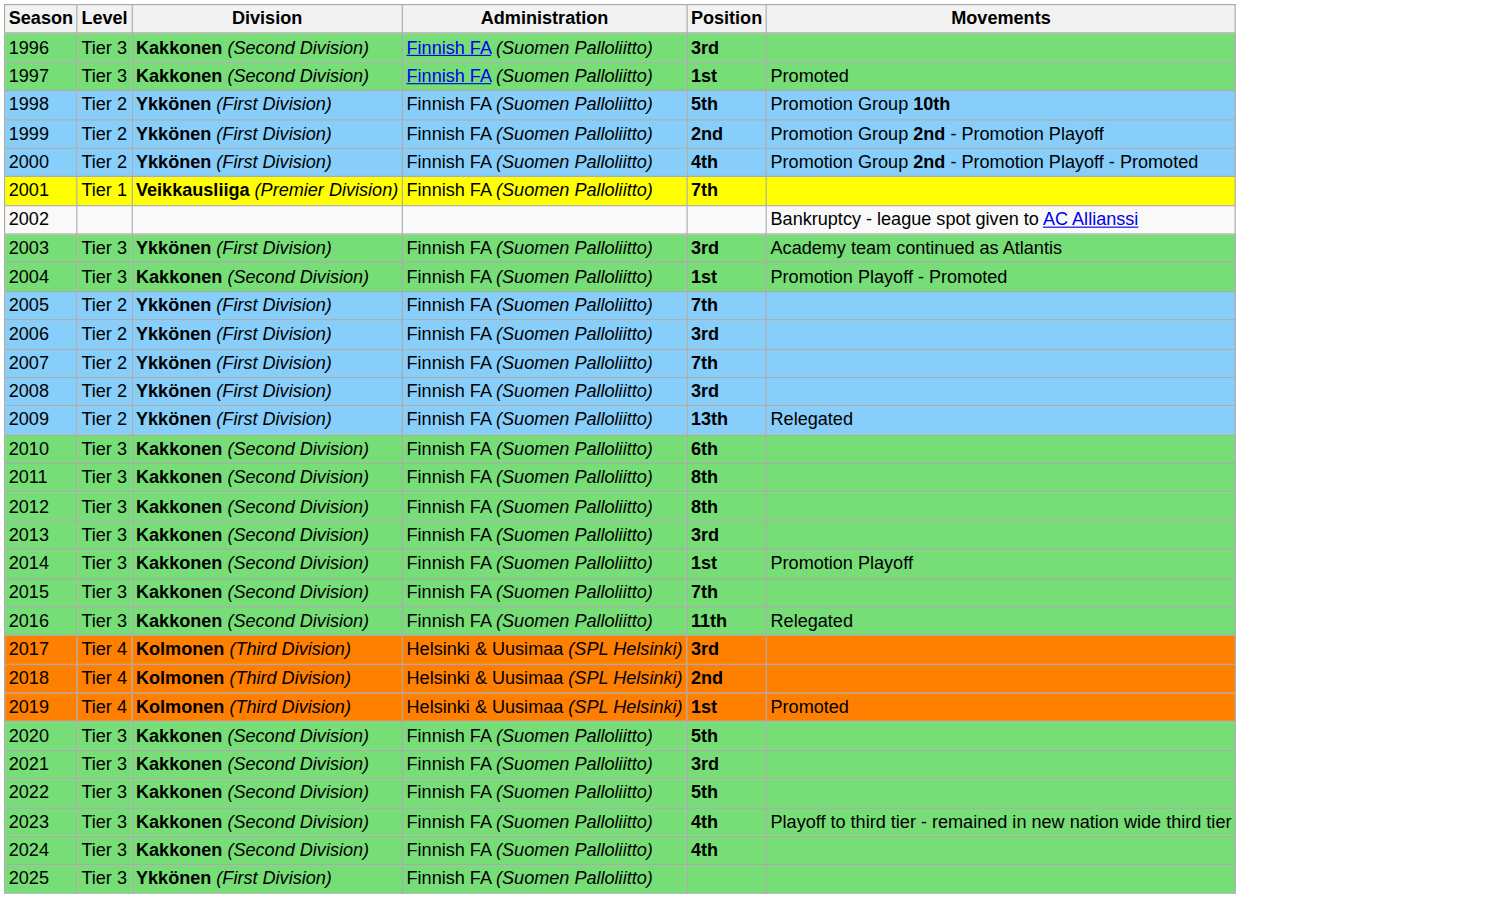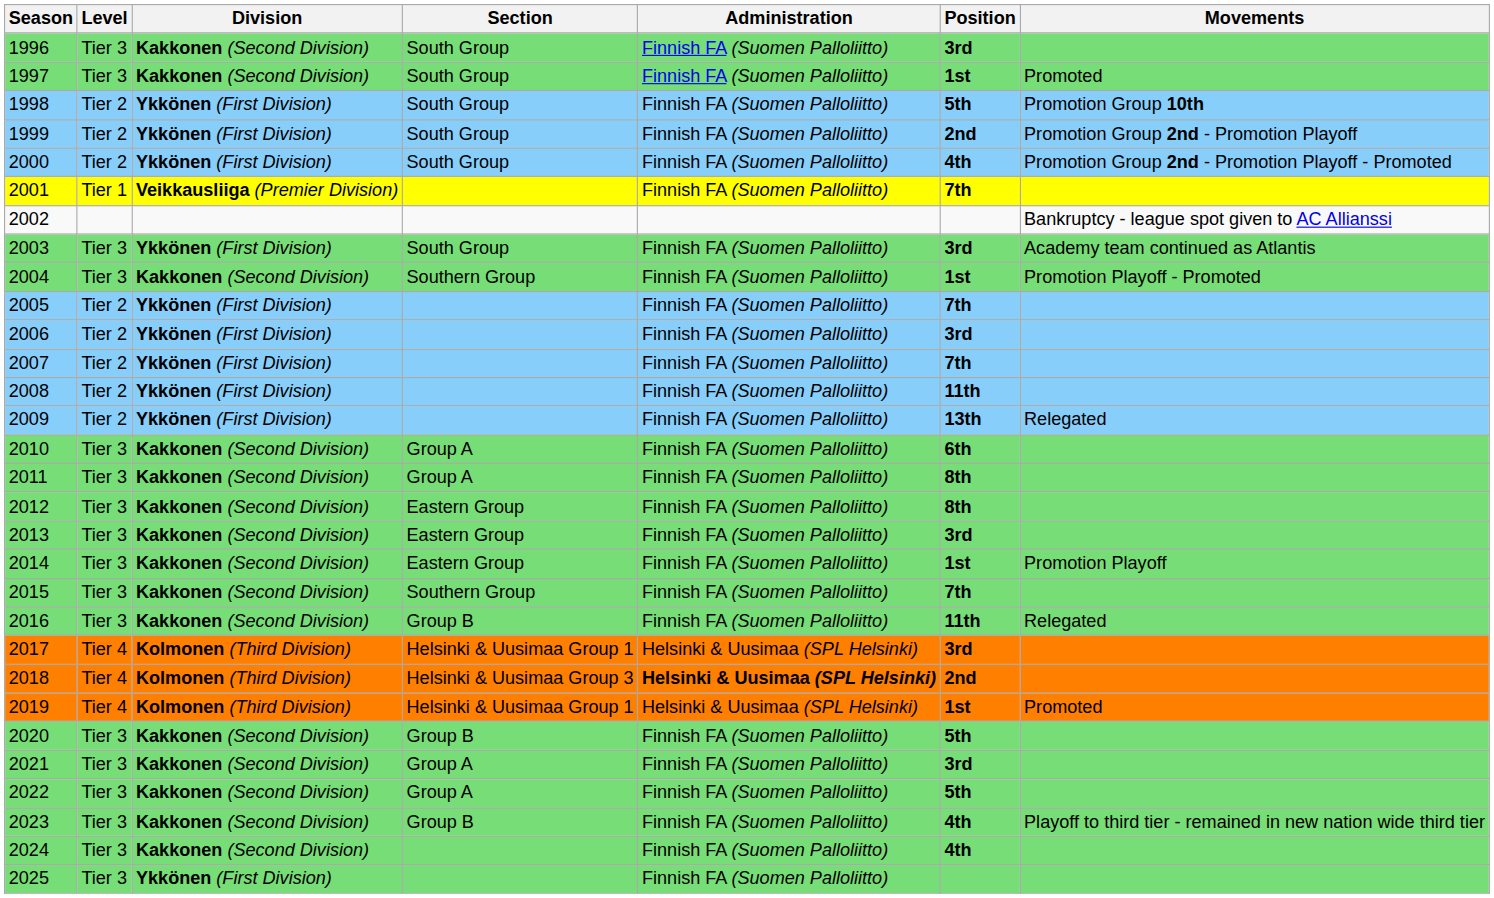+ column: (520, 18)
(705, 391) 3rd -> (962, 391) 11th
(545, 678) normal -> (789, 678) bold
